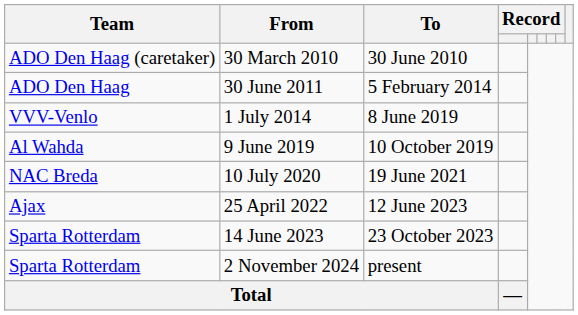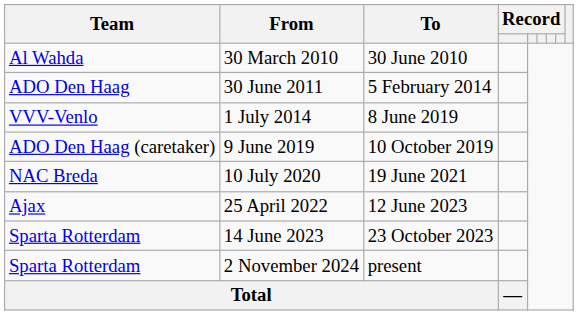(112, 57) ADO Den Haag (caretaker) -> (46, 57) Al Wahda
(46, 146) Al Wahda -> (112, 146) ADO Den Haag (caretaker)
